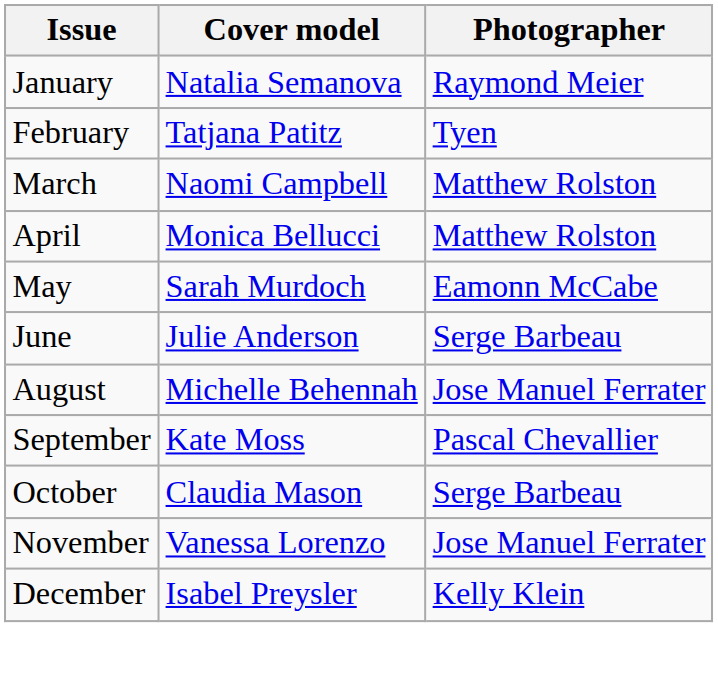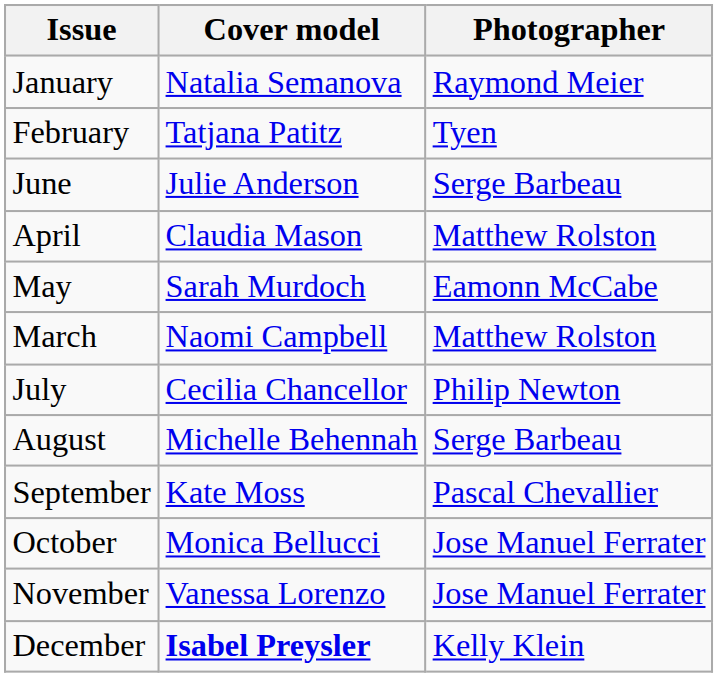rows swapped: (55, 183) <-> (42, 337)
(273, 235) Monica Bellucci -> (264, 235) Claudia Mason
+ row: (39, 388)
(569, 388) Jose Manuel Ferrater -> (527, 440) Serge Barbeau
(264, 491) Claudia Mason -> (273, 542) Monica Bellucci
(527, 491) Serge Barbeau -> (569, 542) Jose Manuel Ferrater
(261, 593) normal -> (268, 645) bold
